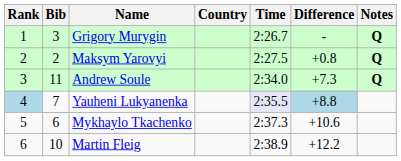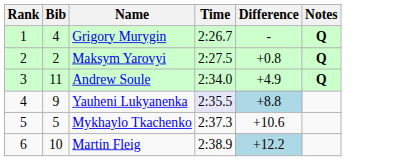- column: (223, 15)
(56, 36) 3 -> (56, 36) 4
(324, 79) +7.3 -> (269, 79) +4.9
(23, 101) lightblue background -> (23, 101) no background
(56, 101) 7 -> (56, 101) 9
(56, 123) 6 -> (56, 123) 5
(324, 144) no background -> (269, 144) lightblue background
